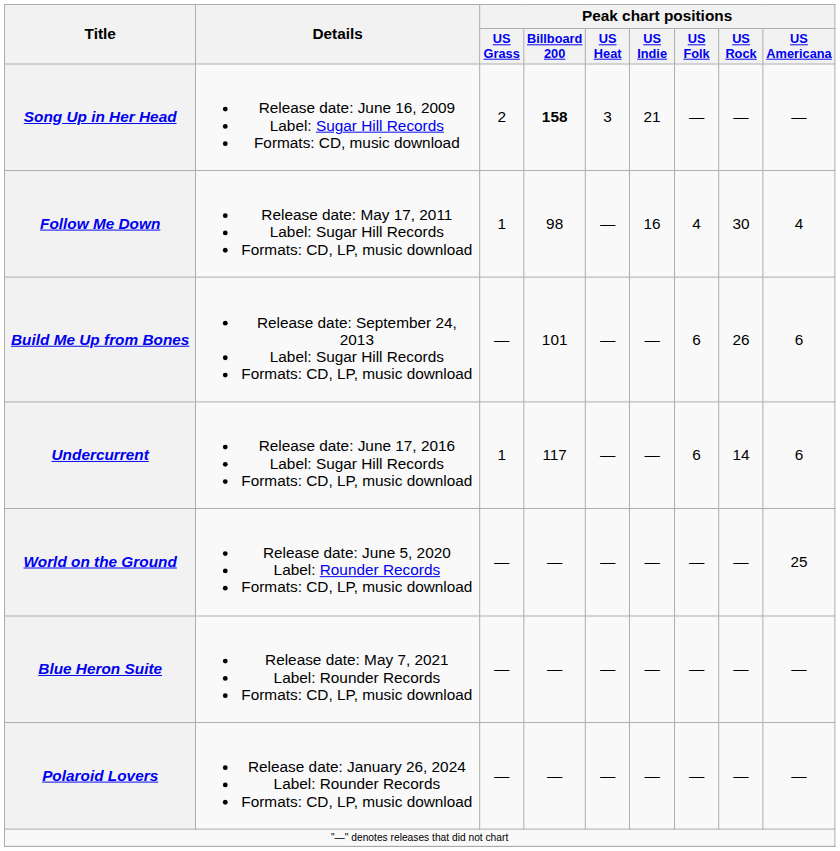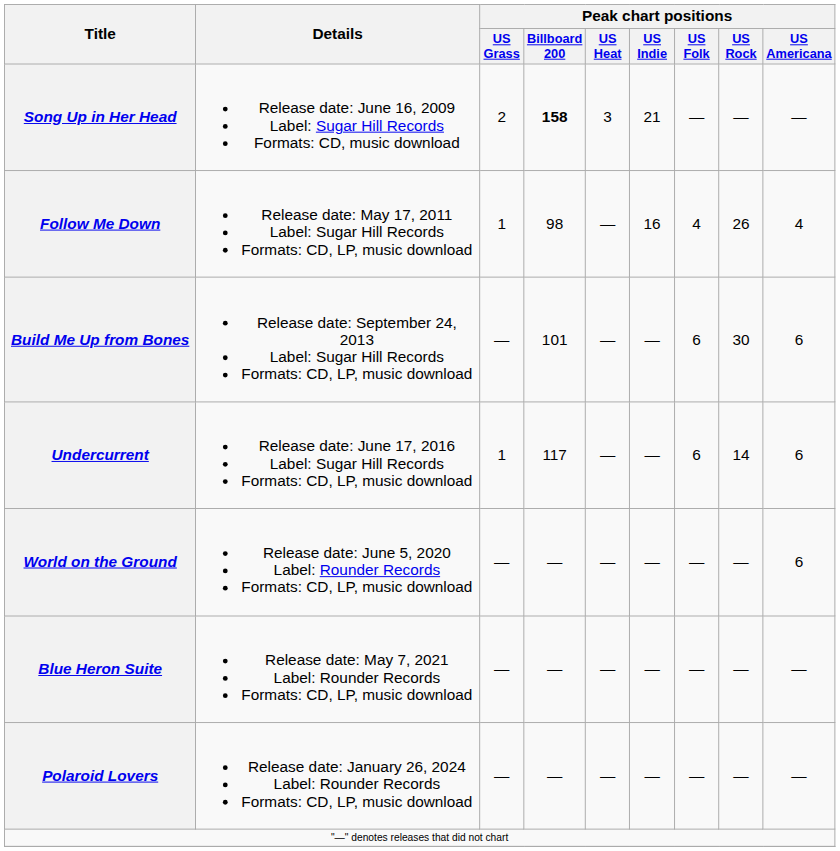(741, 224) 30 -> (741, 224) 26
(741, 339) 26 -> (741, 339) 30
(799, 562) 25 -> (799, 562) 6
